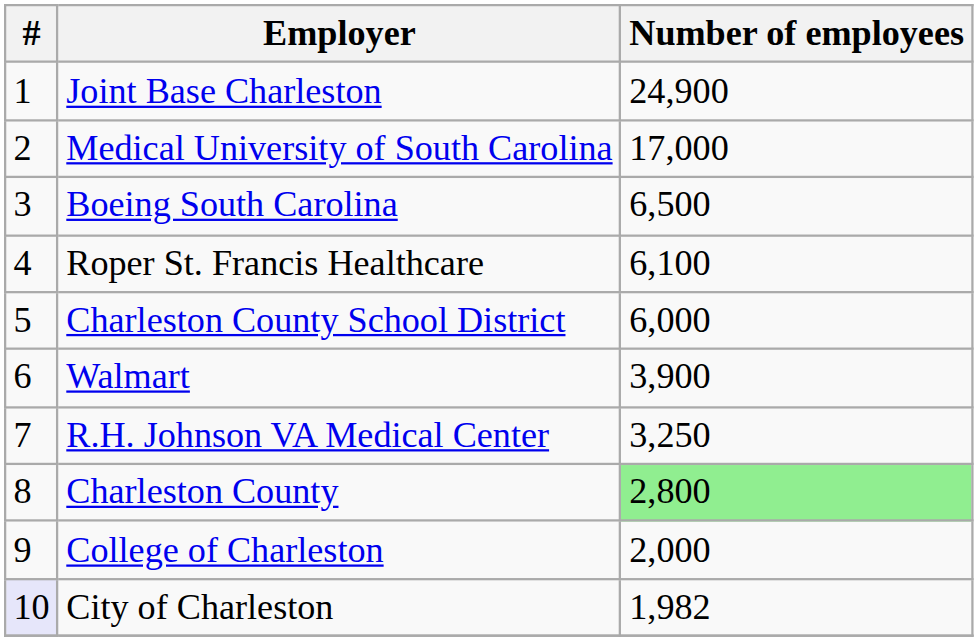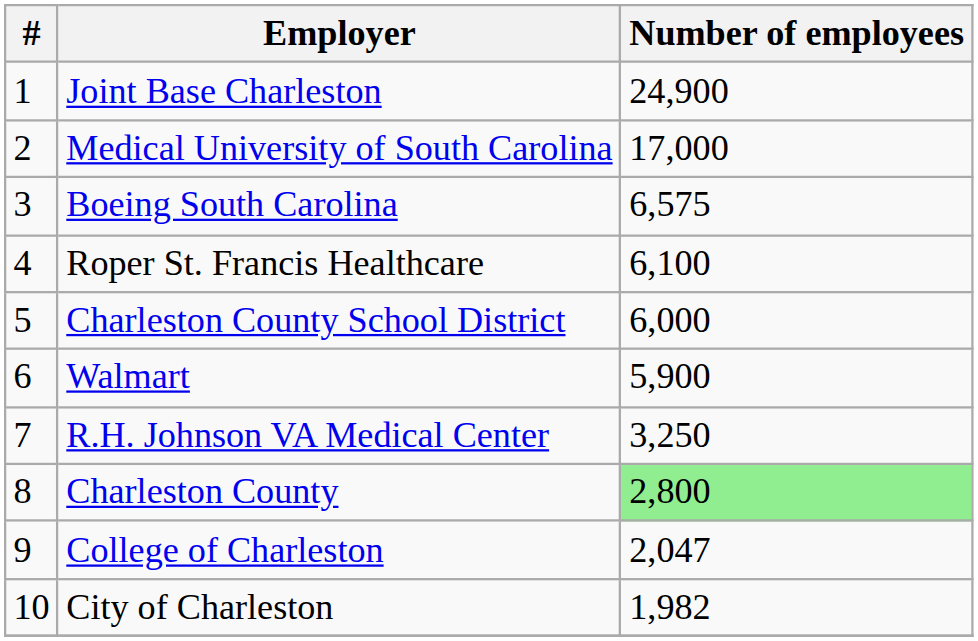(670, 205) 6,500 -> (670, 205) 6,575
(670, 377) 3,900 -> (670, 377) 5,900
(670, 549) 2,000 -> (670, 549) 2,047
(32, 606) lavender background -> (32, 606) no background
